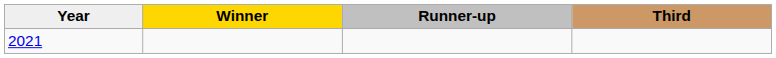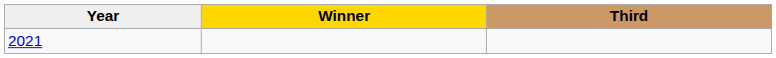- column: (457, 16)
